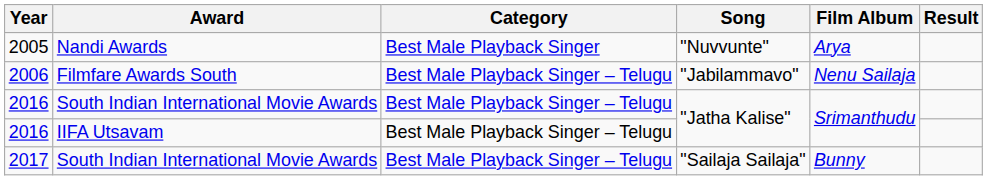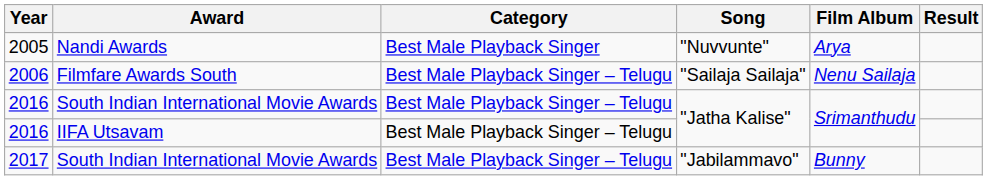(739, 75) "Jabilammavo" -> (743, 75) "Sailaja Sailaja"
(743, 160) "Sailaja Sailaja" -> (739, 160) "Jabilammavo"
